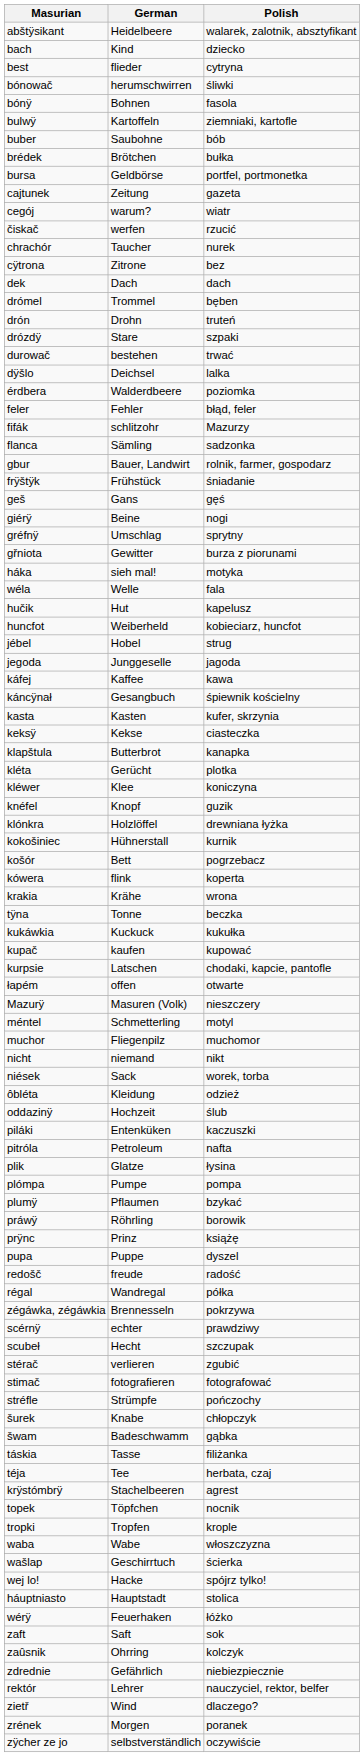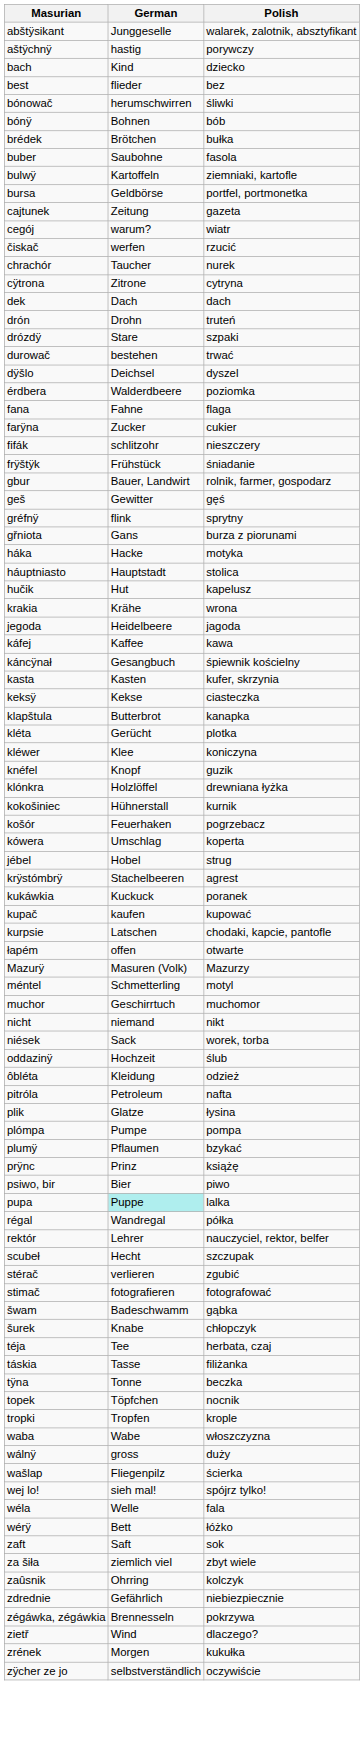(141, 31) Heidelbeere -> (141, 31) Junggeselle
+ row: (29, 49)
(225, 67) cytryna -> (215, 85) bez
(221, 103) fasola -> (216, 121) bób
rows swapped: (24, 157) <-> (21, 121)
(216, 139) bób -> (221, 157) fasola
(215, 265) bez -> (225, 283) cytryna
- row: (24, 301)
(218, 373) lalka -> (222, 373) dyszel
+ row: (18, 409)
+ row: (23, 427)
- row: (18, 409)
(228, 427) Mazurzy -> (233, 445) nieszczery
- row: (22, 445)
rows swapped: (23, 481) <-> (18, 463)
(124, 499) Gans -> (132, 499) Gewitter
- row: (19, 517)
(136, 535) Umschlag -> (121, 517) flink
(132, 553) Gewitter -> (124, 535) Gans
(133, 572) sieh mal! -> (127, 553) Hacke
rows swapped: (36, 1598) <-> (19, 590)
- row: (26, 626)
rows swapped: (19, 644) <-> (22, 896)
(141, 662) Junggeselle -> (141, 626) Heidelbeere
(121, 860) Bett -> (141, 824) Feuerhaken
(121, 878) flink -> (136, 842) Umschlag
rows swapped: (35, 1490) <-> (18, 914)
(226, 932) kukułka -> (227, 896) poranek
(233, 1004) nieszczery -> (228, 968) Mazurzy
(138, 1040) Fliegenpilz -> (143, 1004) Geschirrtuch
rows swapped: (22, 1094) <-> (30, 1112)
- row: (20, 1130)
- row: (22, 1220)
+ row: (31, 1184)
(127, 1256) no background -> (127, 1202) paleturquoise background
(222, 1256) dyszel -> (218, 1202) lalka
- row: (24, 1274)
rows swapped: (21, 1689) <-> (56, 1310)
- row: (24, 1328)
- row: (22, 1400)
rows swapped: (21, 1418) <-> (22, 1436)
rows swapped: (22, 1454) <-> (16, 1472)
+ row: (21, 1454)
(143, 1562) Geschirrtuch -> (138, 1472) Fliegenpilz
(127, 1580) Hacke -> (133, 1490) sieh mal!
(141, 1616) Feuerhaken -> (121, 1526) Bett
+ row: (23, 1562)
(227, 1725) poranek -> (226, 1652) kukułka
